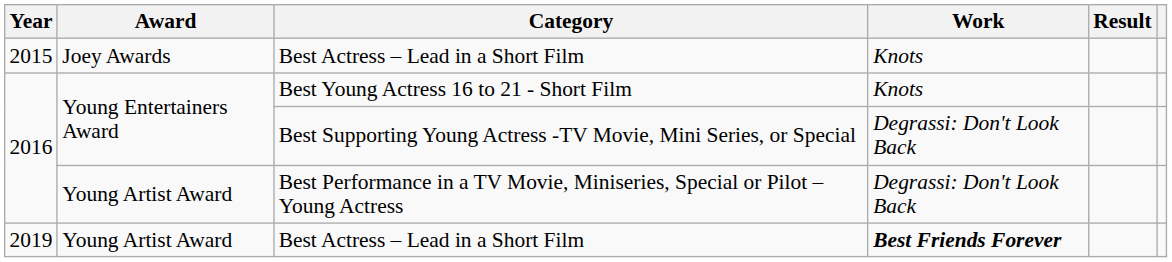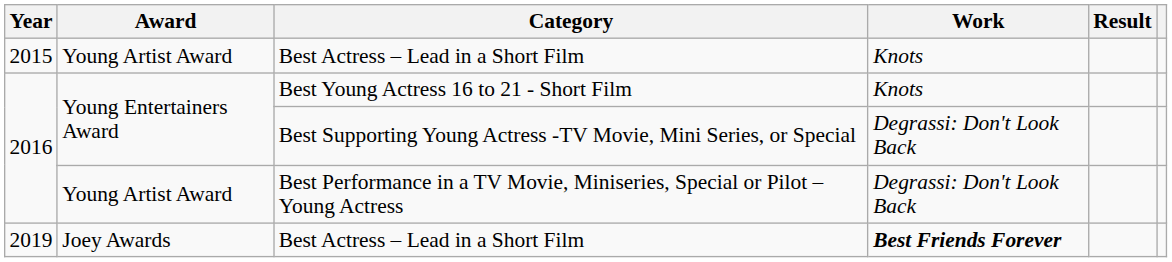(116, 55) Joey Awards -> (147, 55) Young Artist Award
(147, 239) Young Artist Award -> (116, 239) Joey Awards
